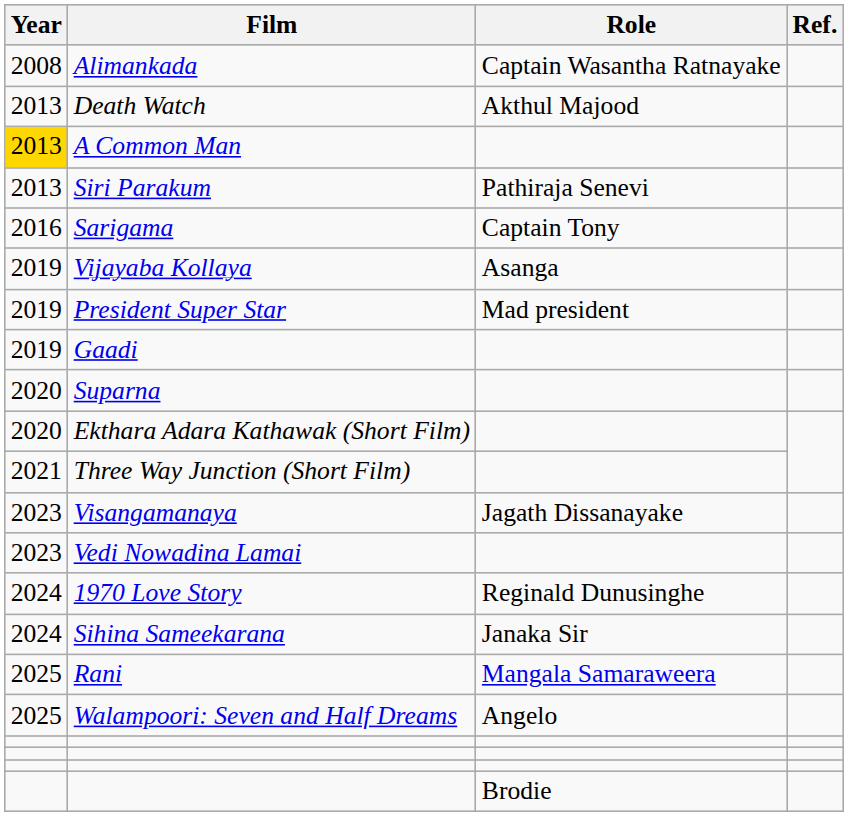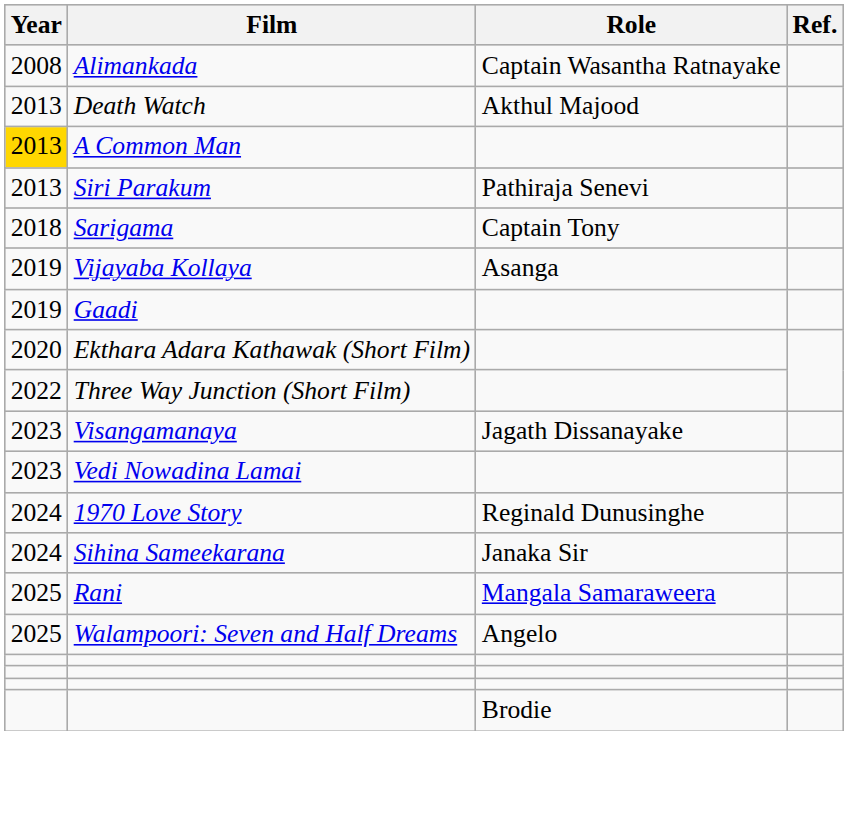(36, 227) 2016 -> (36, 227) 2018
- row: (180, 308)
- row: (117, 390)
(36, 471) 2021 -> (36, 390) 2022
